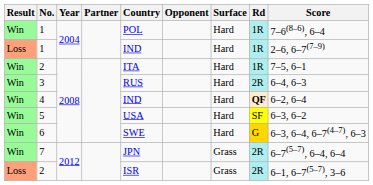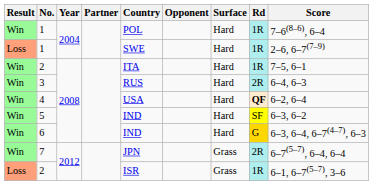(132, 49) IND -> (134, 49) SWE
(132, 99) IND -> (133, 99) USA
(133, 115) USA -> (132, 115) IND
(134, 133) SWE -> (132, 133) IND
(258, 171) 2R -> (258, 171) 1R
